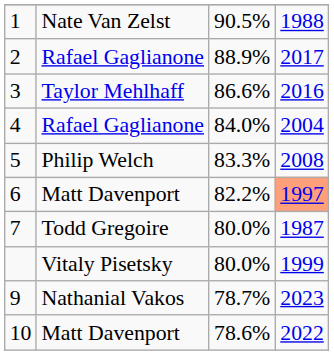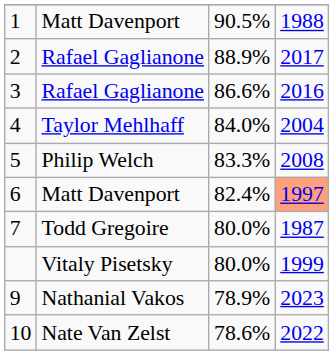(106, 21) Nate Van Zelst -> (111, 21) Matt Davenport
(113, 90) Taylor Mehlhaff -> (123, 90) Rafael Gaglianone
(123, 125) Rafael Gaglianone -> (113, 125) Taylor Mehlhaff
(242, 194) 82.2% -> (242, 194) 82.4%
(242, 297) 78.7% -> (242, 297) 78.9%
(111, 332) Matt Davenport -> (106, 332) Nate Van Zelst
